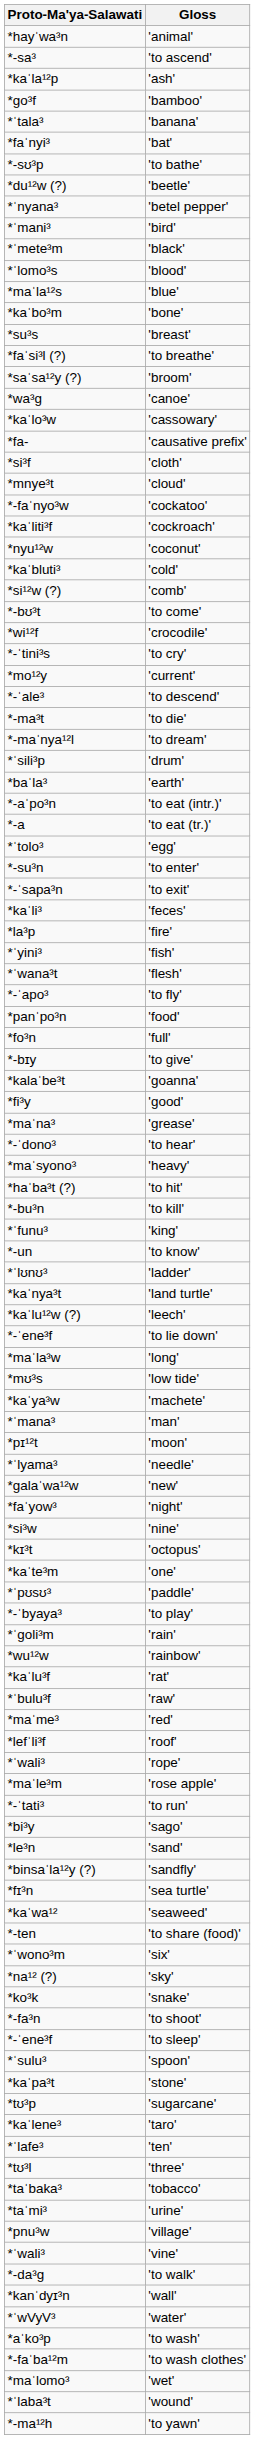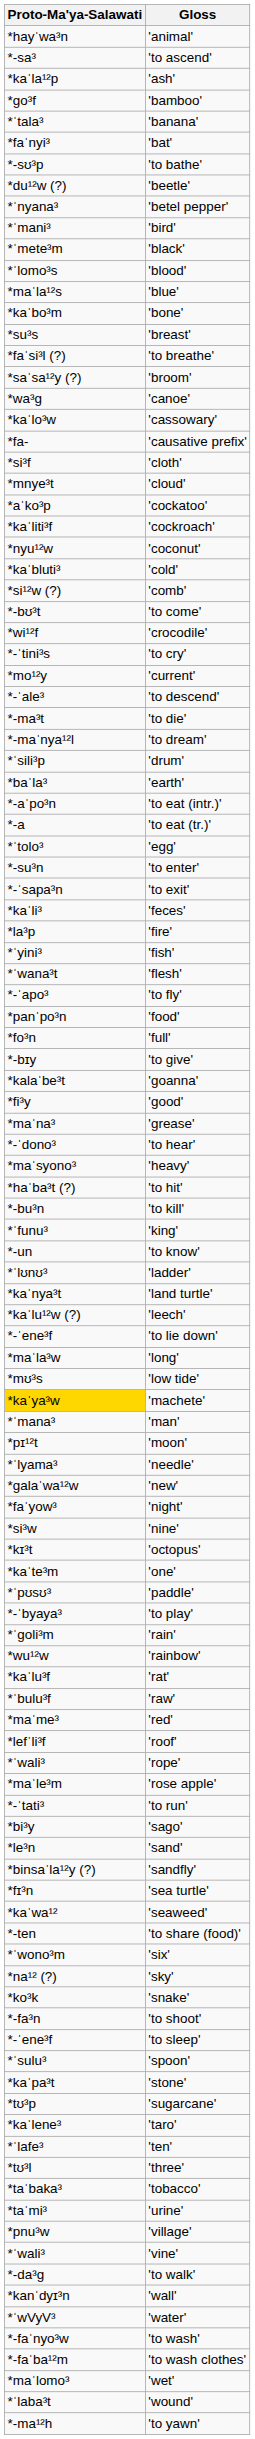(38, 505) *-faˈnyo³w -> (29, 505) *aˈko³p
(34, 1400) no background -> (34, 1400) gold background
(29, 2338) *aˈko³p -> (38, 2338) *-faˈnyo³w
